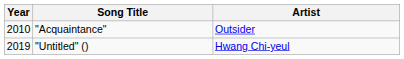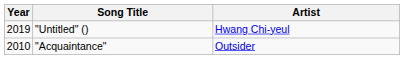rows swapped: (71, 29) <-> (62, 46)
